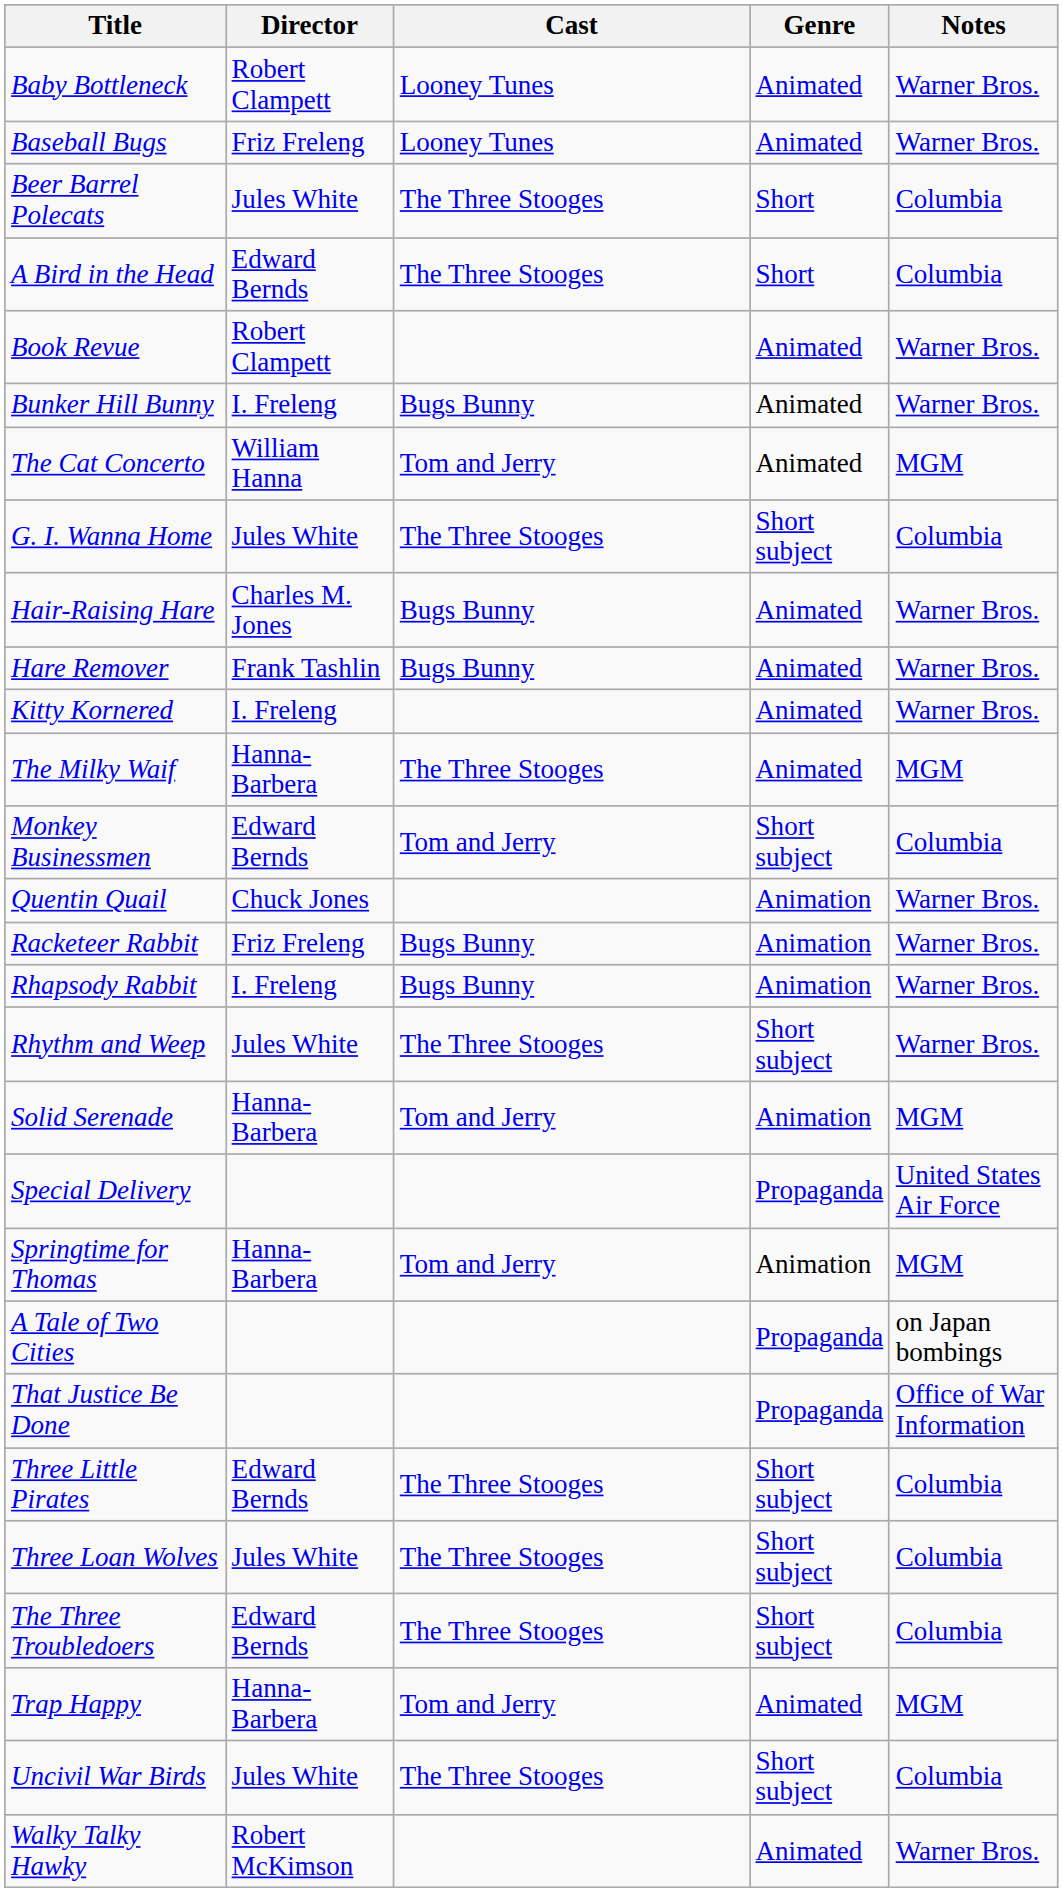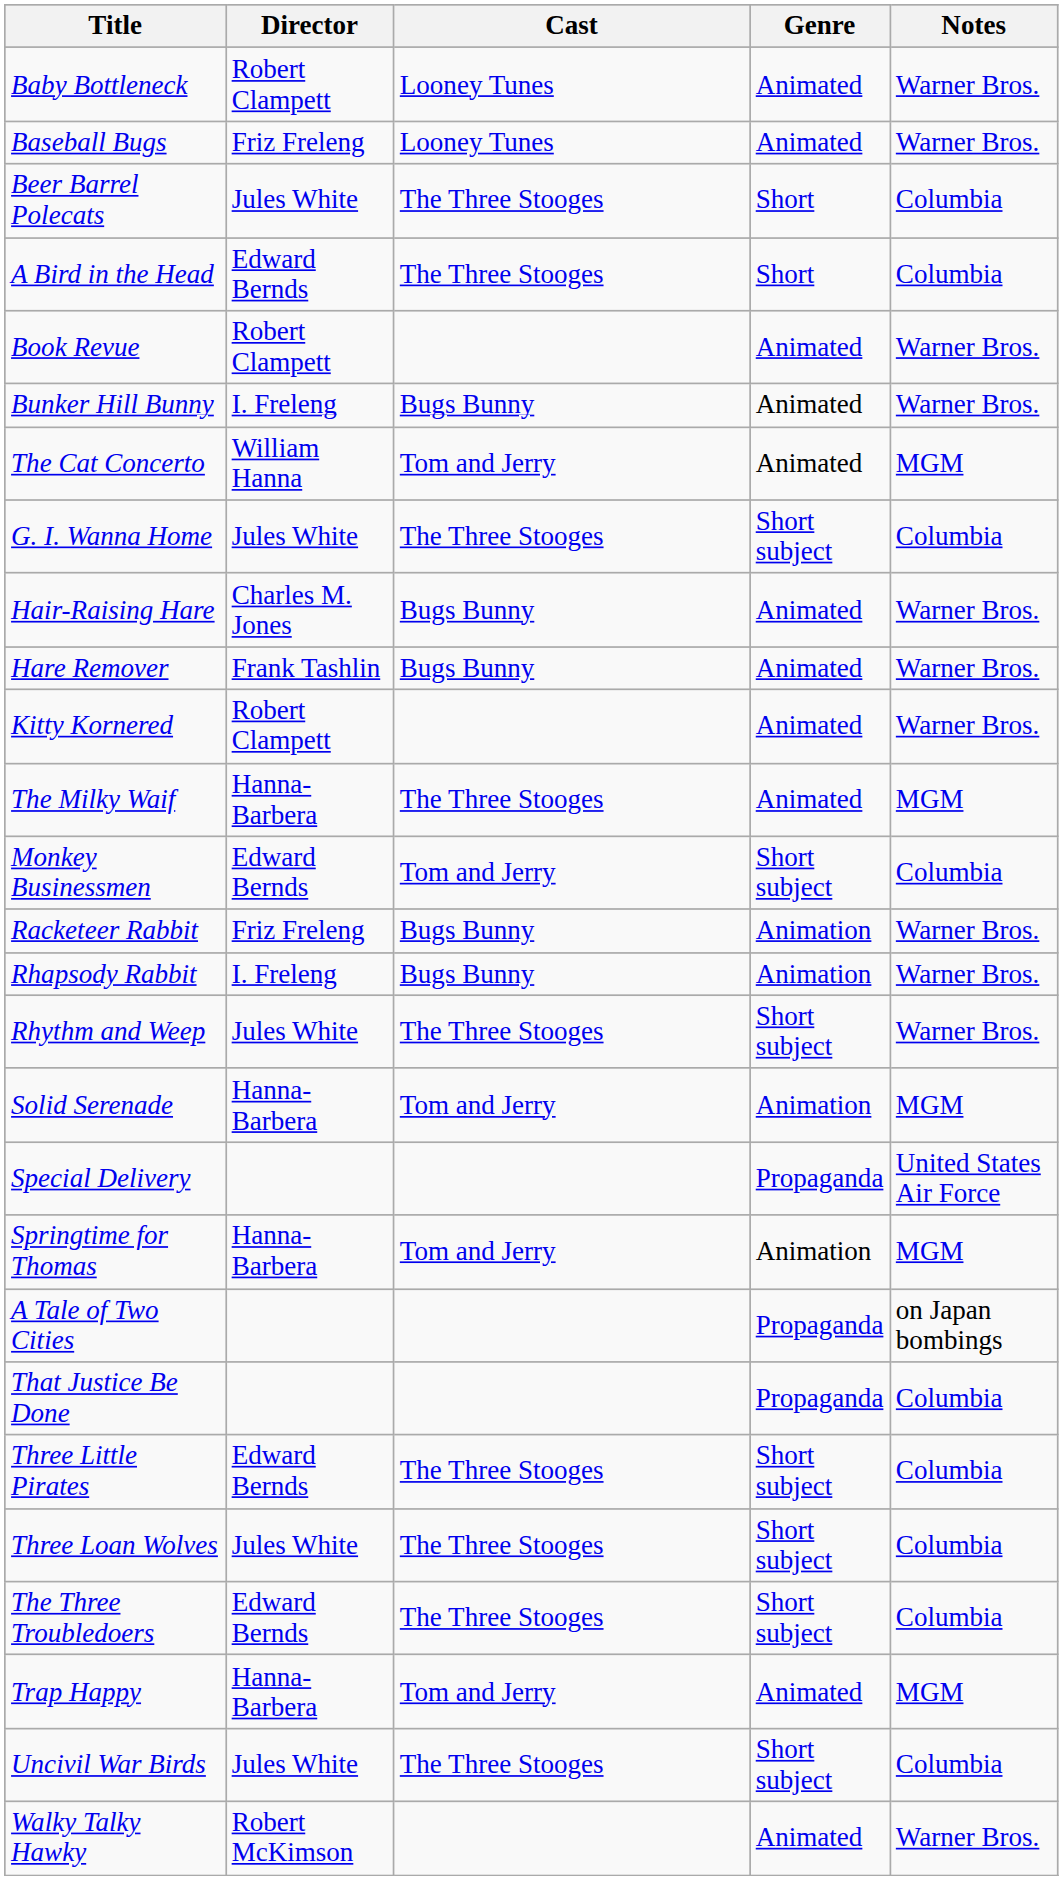(284, 710) I. Freleng -> (281, 725) Robert Clampett
- row: (89, 900)
(970, 1410) Office of War Information -> (949, 1398) Columbia
